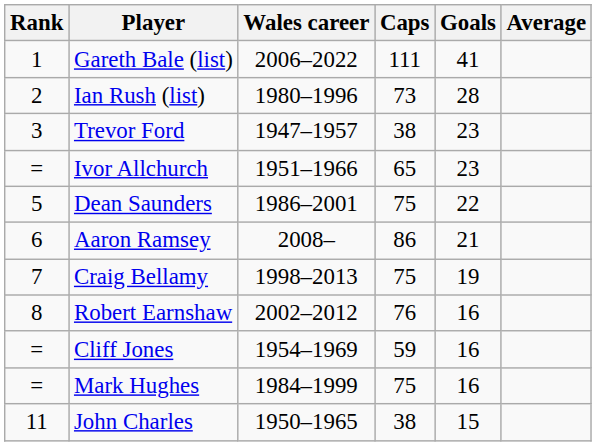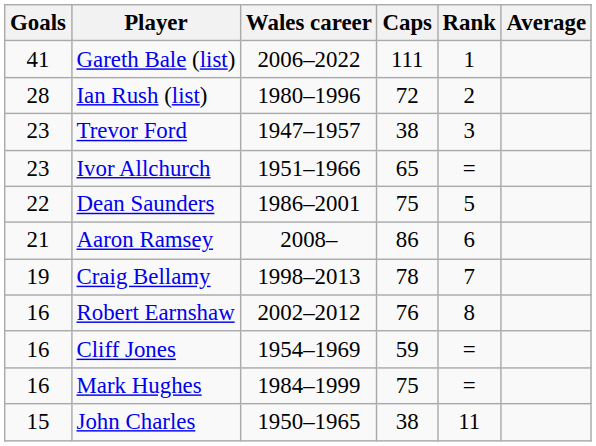columns swapped: (37, 22) <-> (468, 22)
(405, 95) 73 -> (407, 95) 72
(405, 276) 75 -> (407, 276) 78
